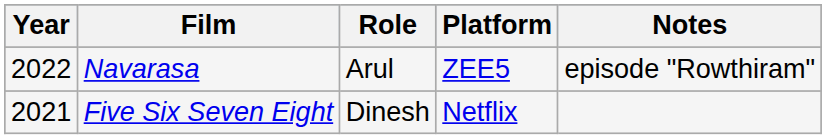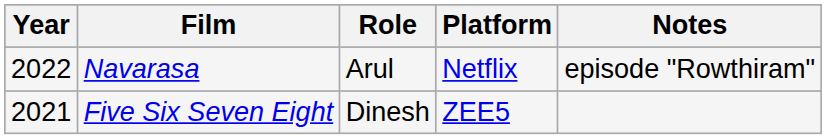(476, 68) ZEE5 -> (480, 68) Netflix
(480, 111) Netflix -> (476, 111) ZEE5
